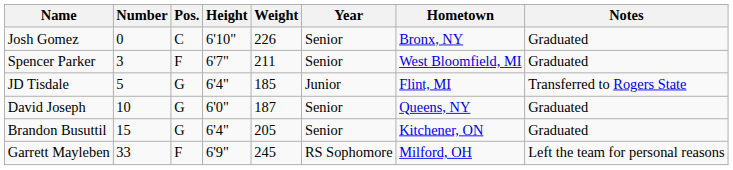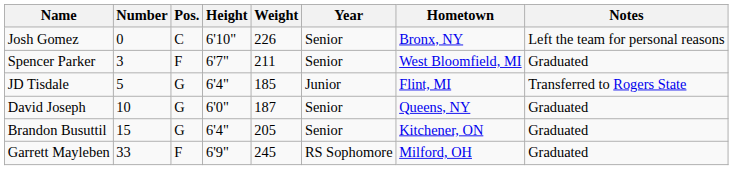(558, 38) Graduated -> (626, 38) Left the team for personal reasons
(626, 152) Left the team for personal reasons -> (558, 152) Graduated
